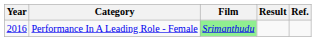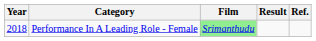(17, 28) 2016 -> (17, 28) 2018
